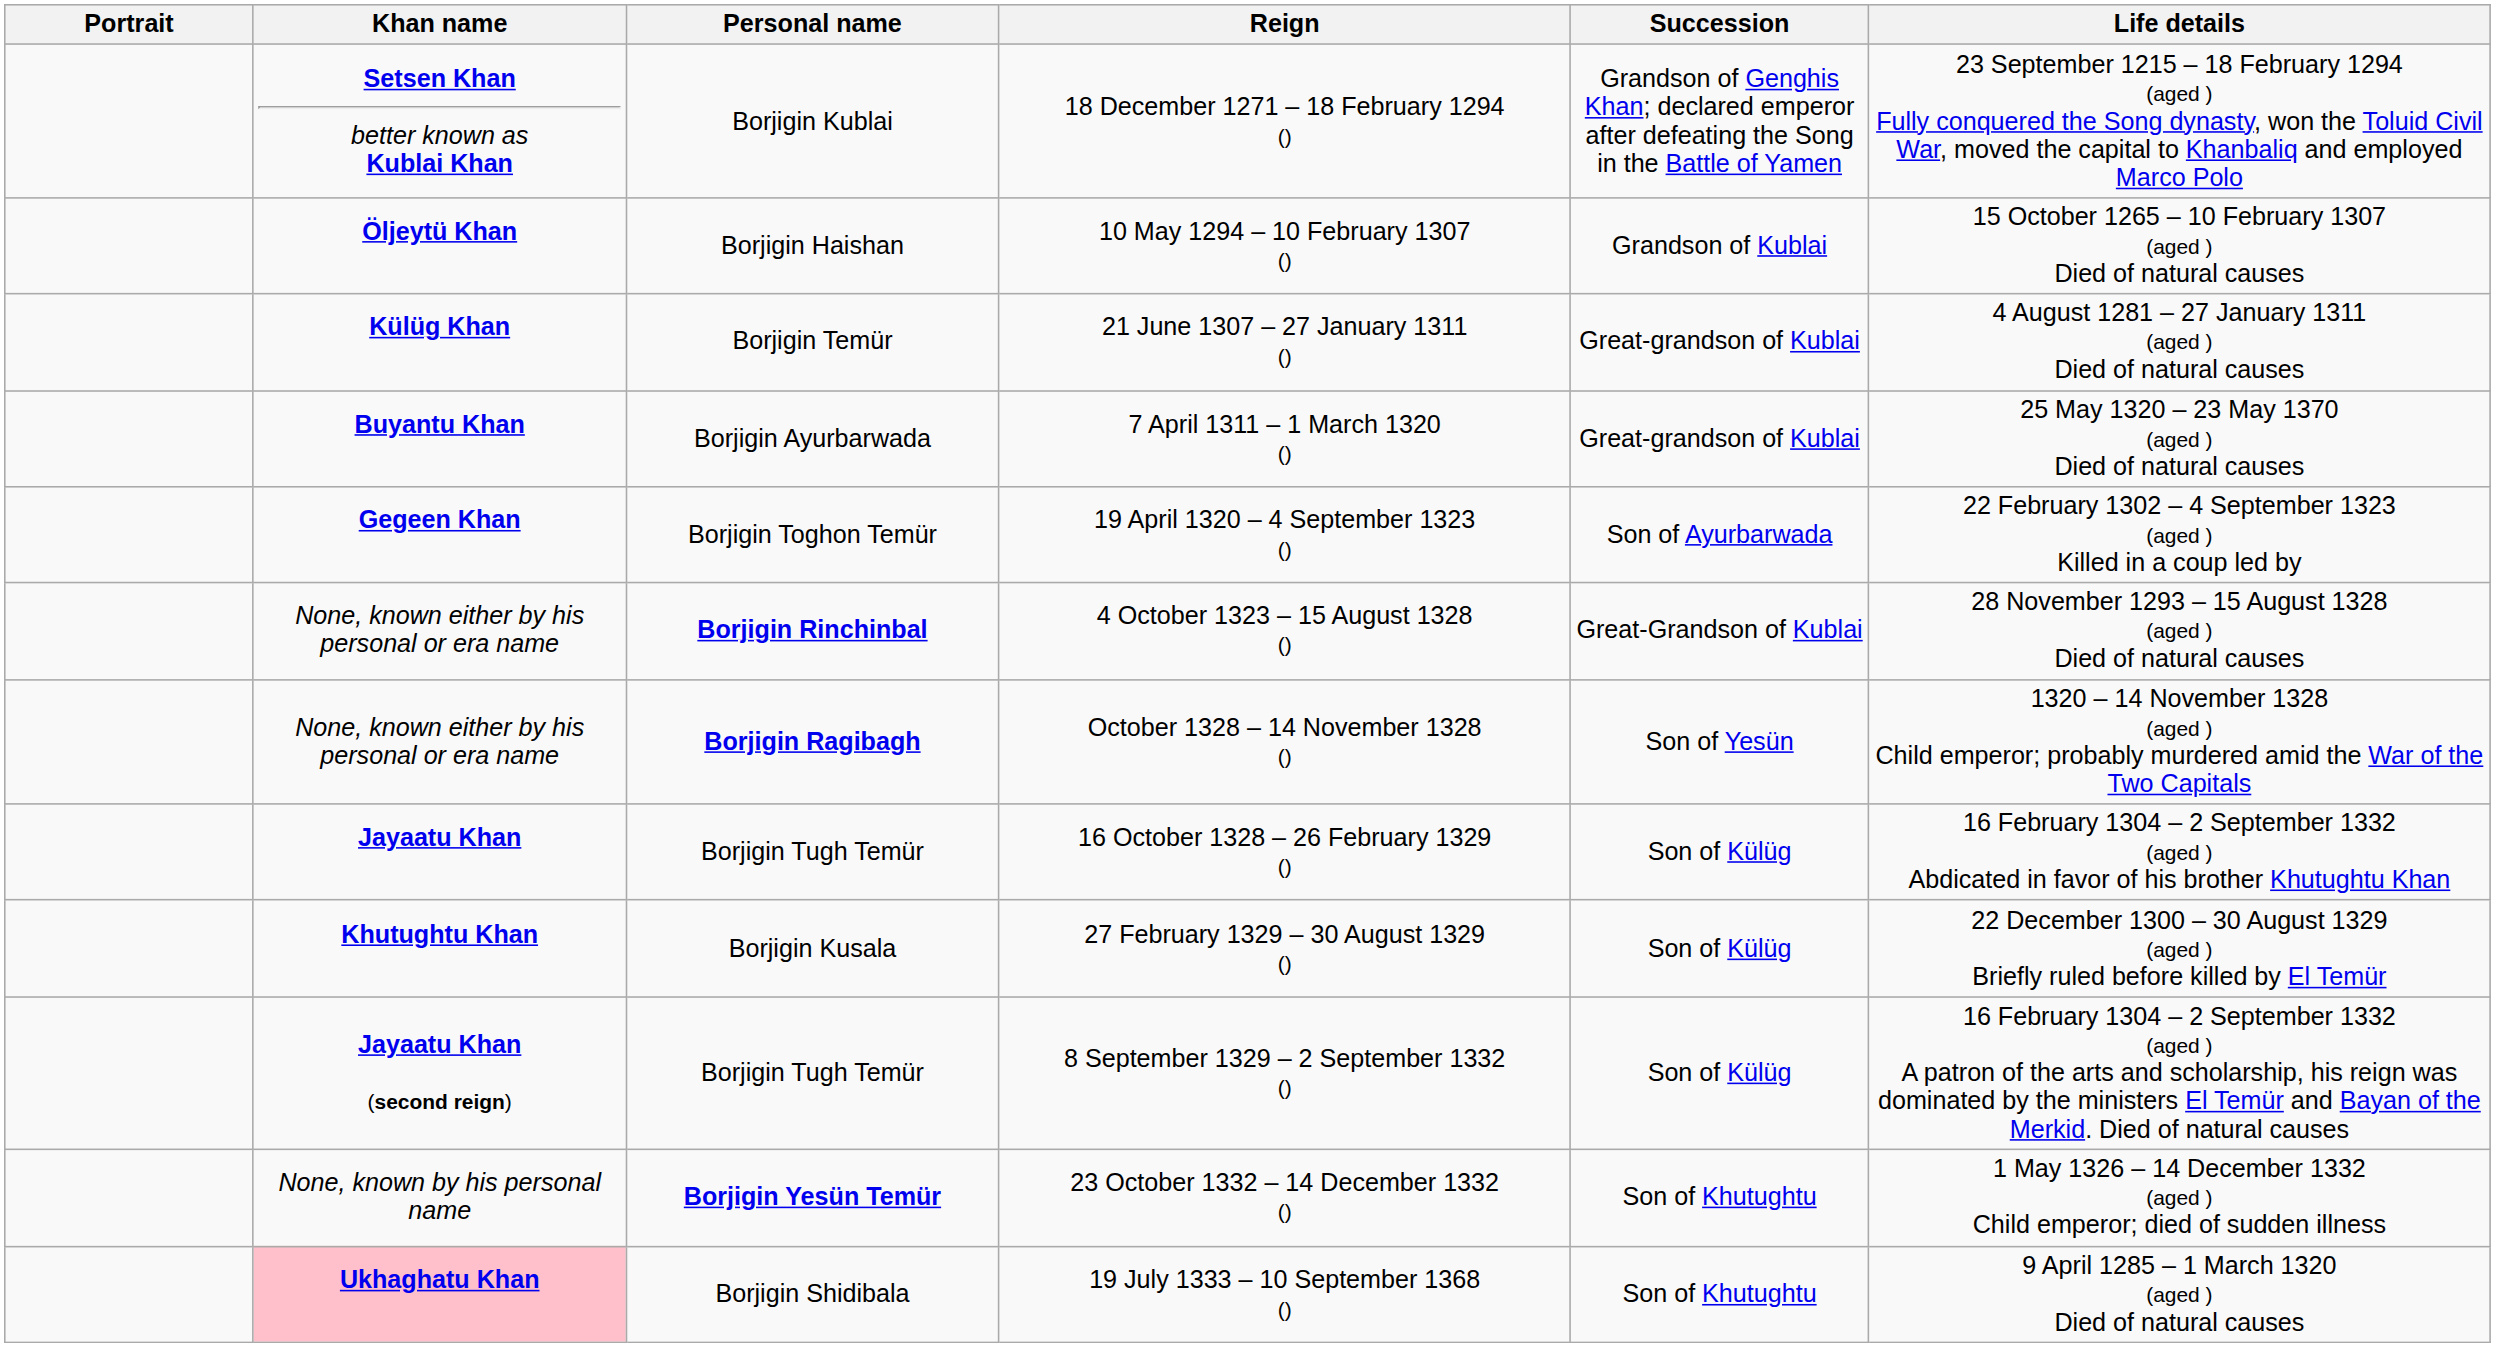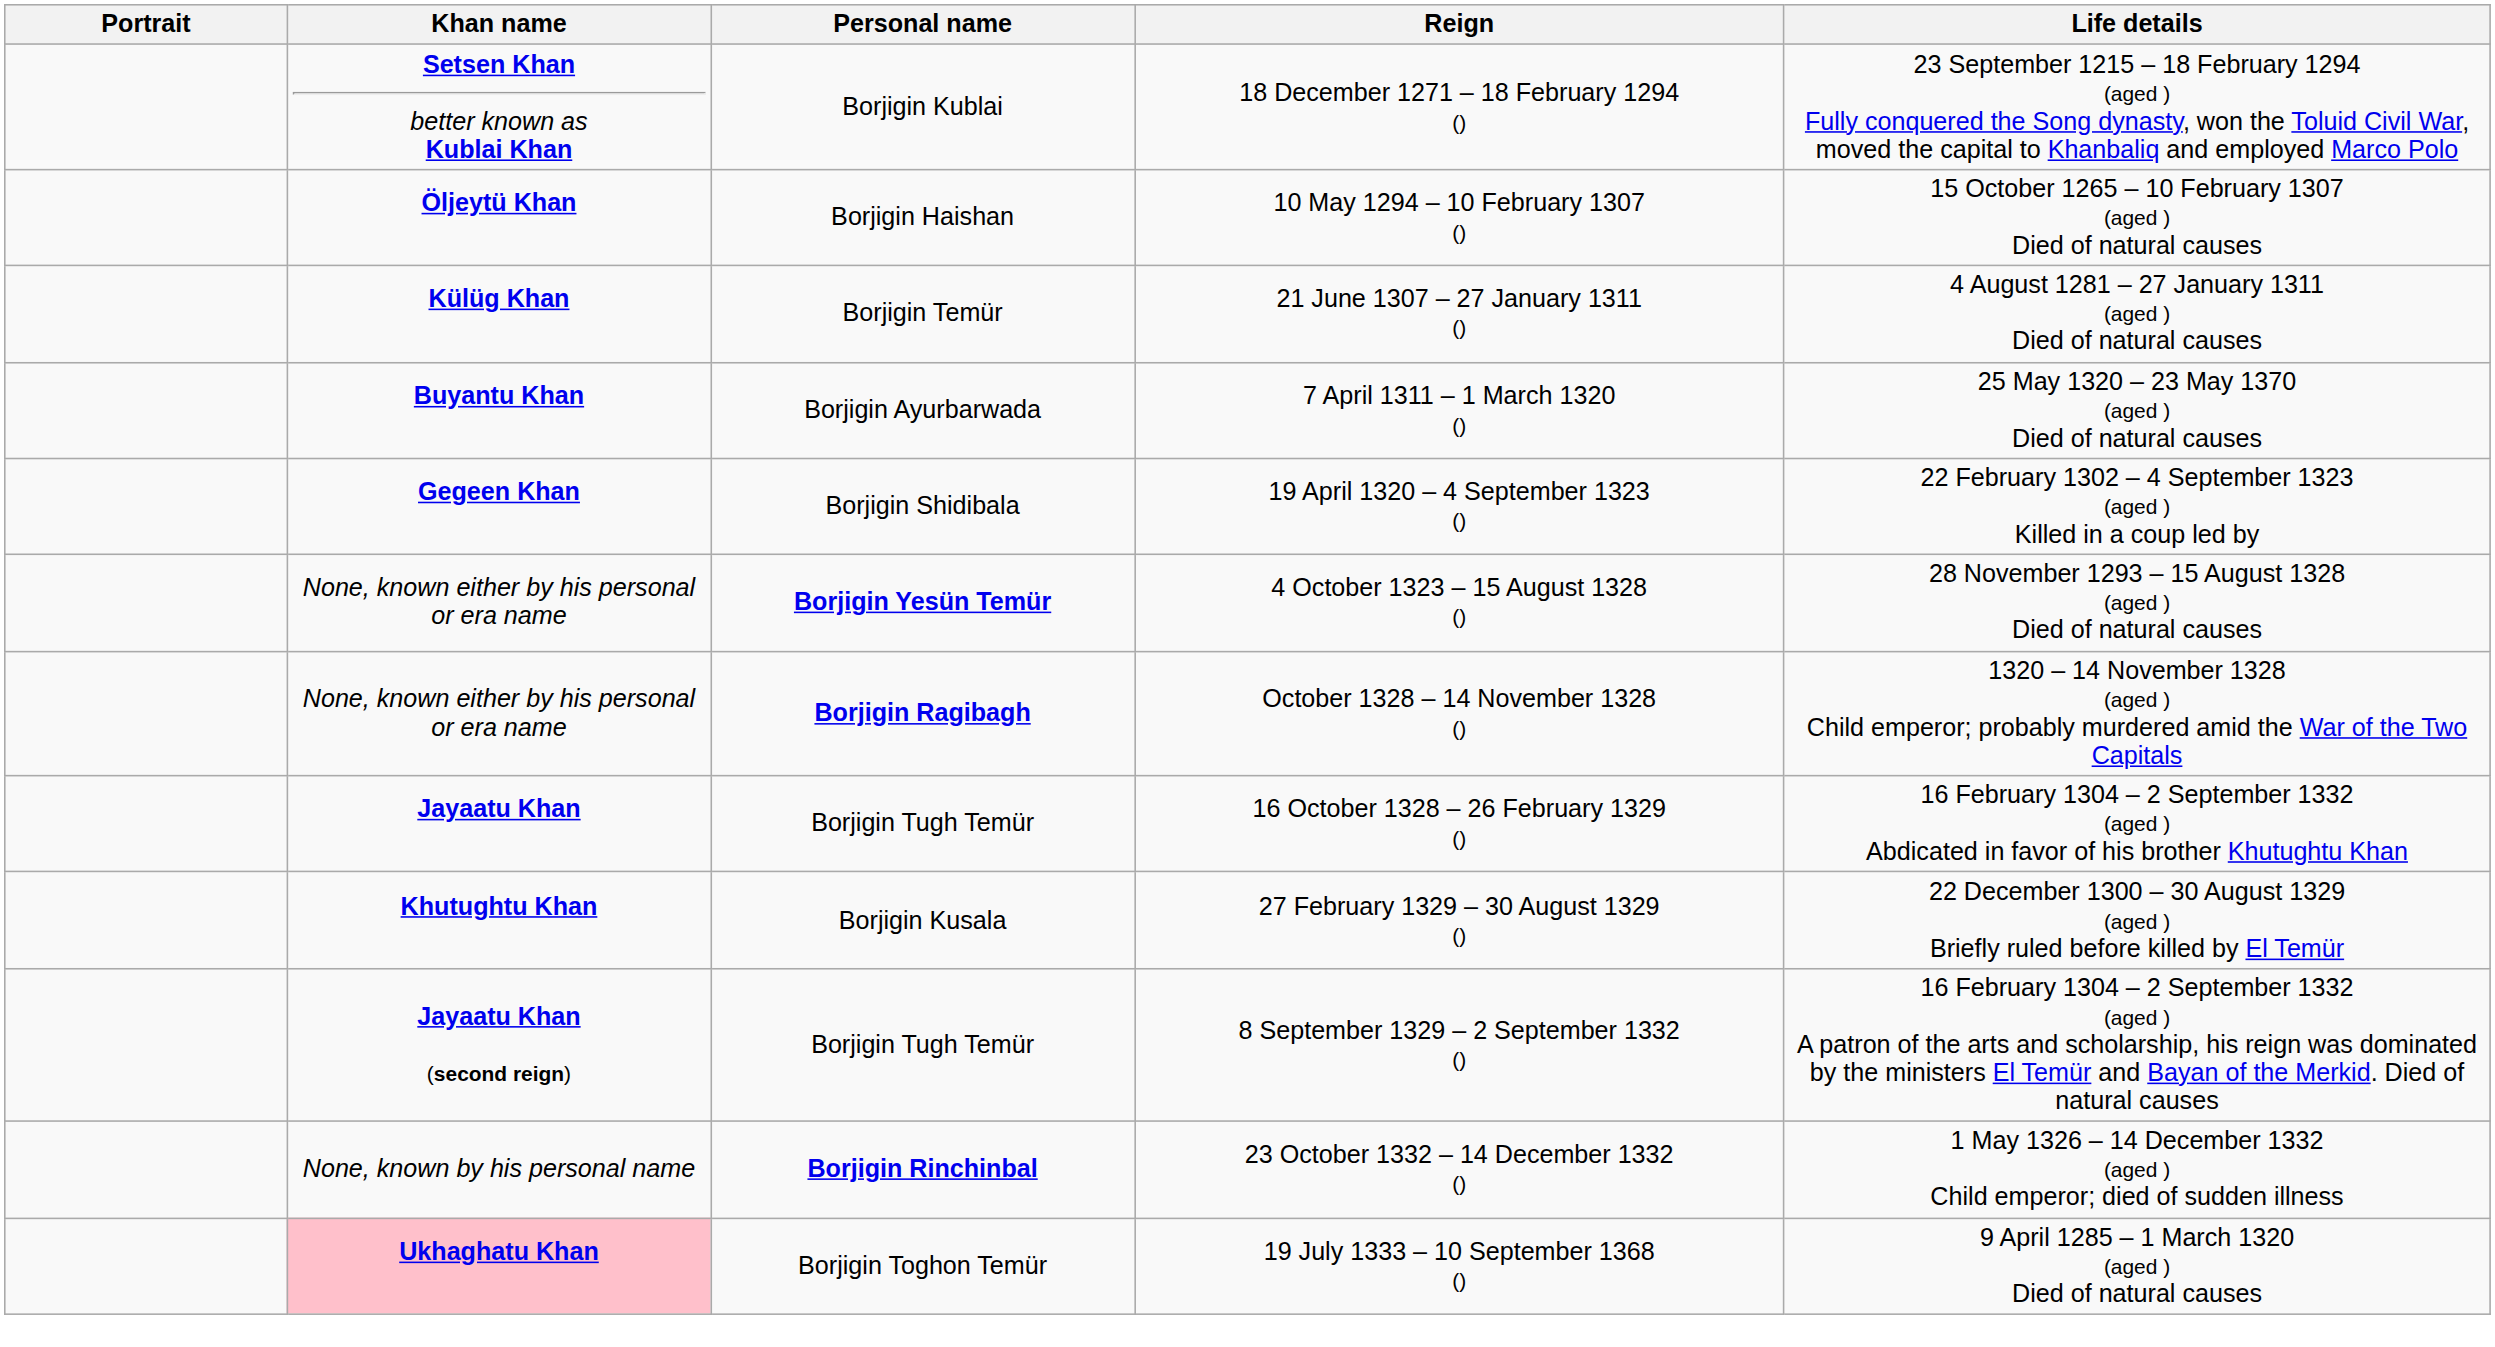- column: (1720, 24)
(812, 534) Borjigin Toghon Temür -> (923, 506) Borjigin Shidibala
(812, 630) Borjigin Rinchinbal -> (923, 602) Borjigin Yesün Temür
(812, 1197) Borjigin Yesün Temür -> (923, 1169) Borjigin Rinchinbal
(812, 1293) Borjigin Shidibala -> (923, 1265) Borjigin Toghon Temür
